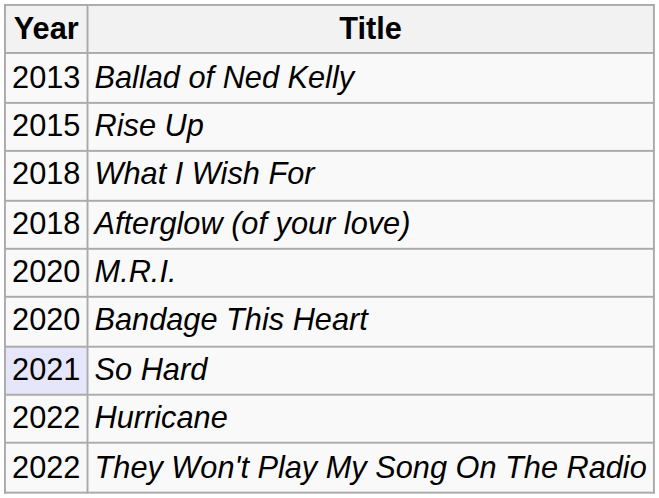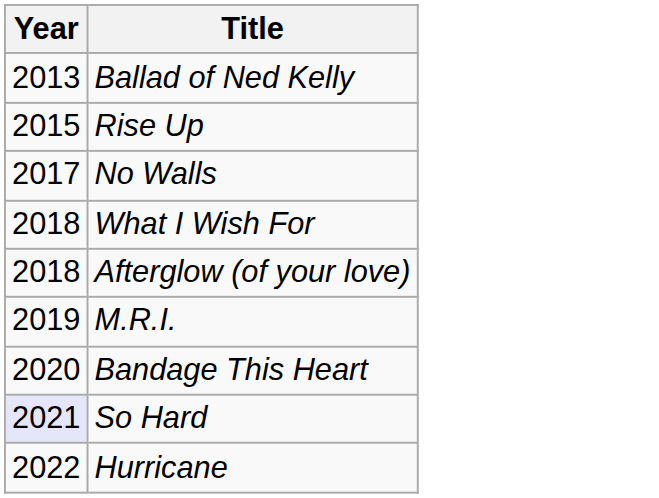+ row: (156, 175)
(46, 272) 2020 -> (46, 321) 2019
- row: (371, 467)
